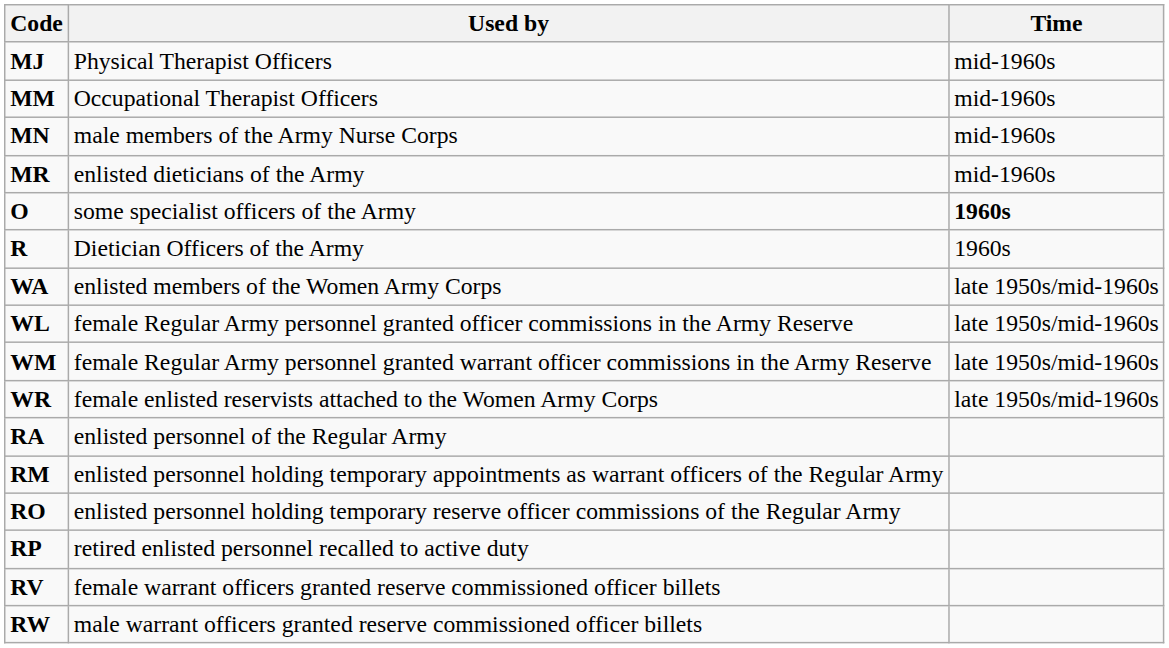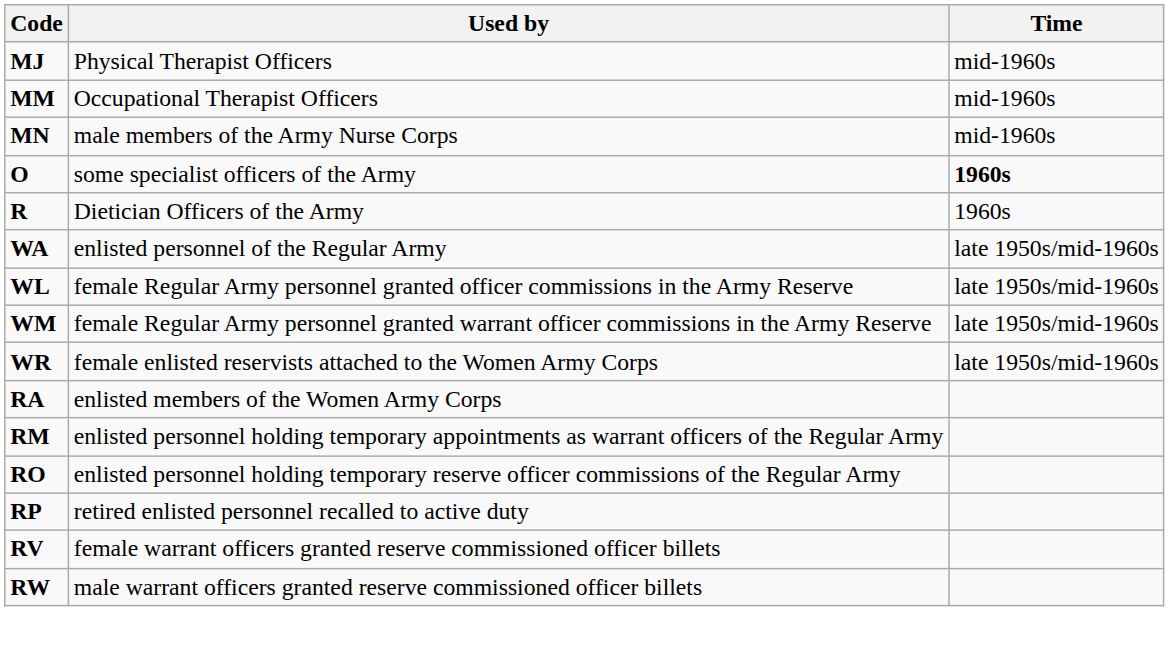- row: (30, 173)
(288, 286) enlisted members of the Women Army Corps -> (260, 248) enlisted personnel of the Regular Army
(260, 436) enlisted personnel of the Regular Army -> (288, 398) enlisted members of the Women Army Corps
